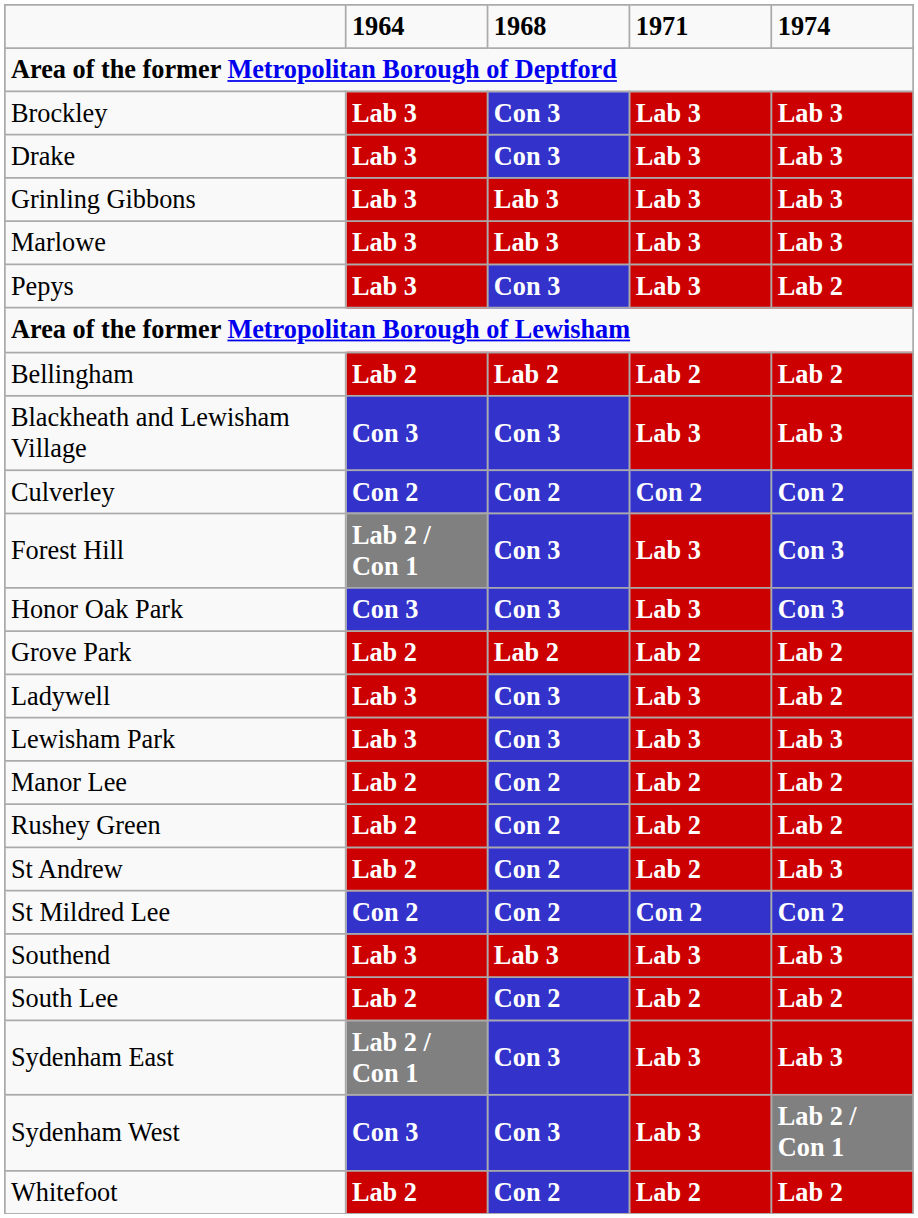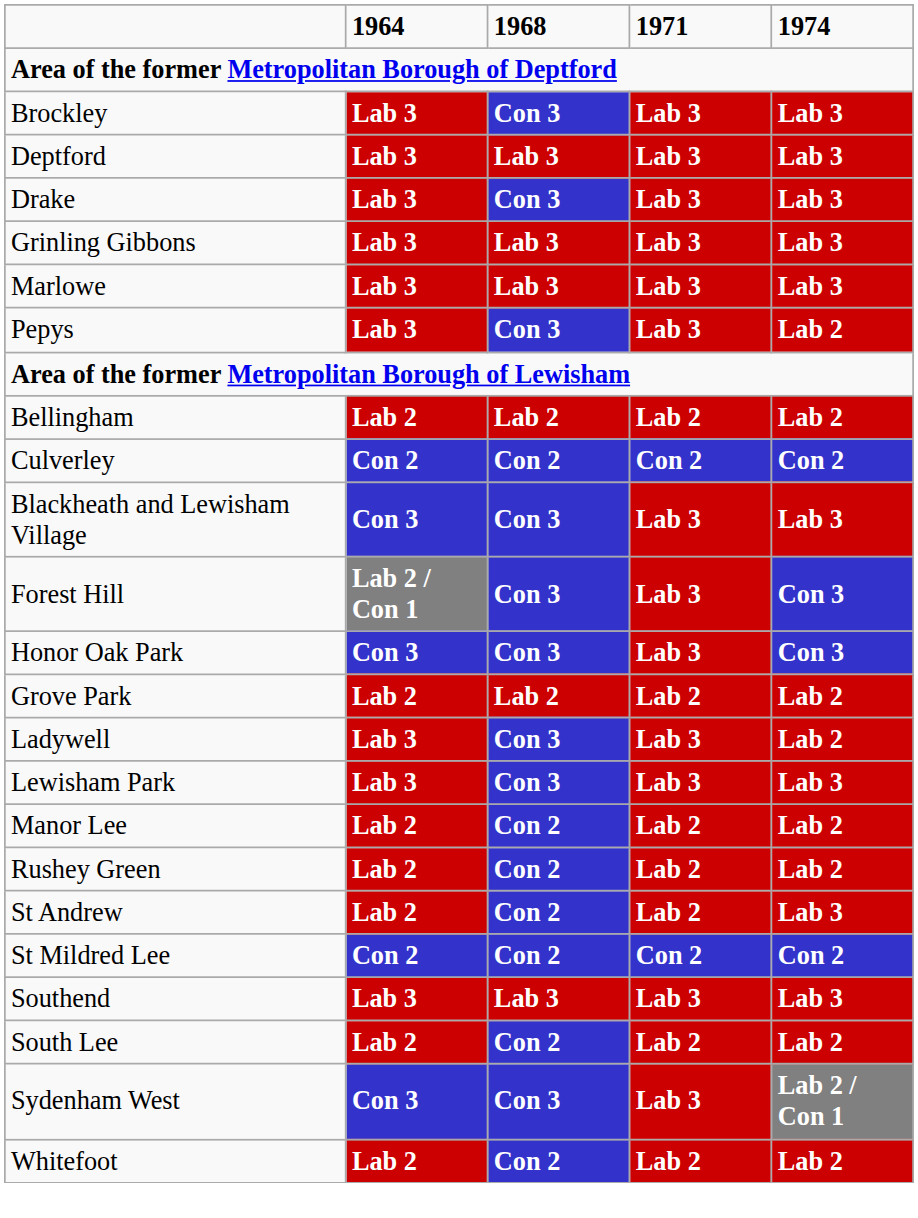+ row: (58, 156)
rows swapped: (150, 432) <-> (63, 491)
- row: (92, 1058)
